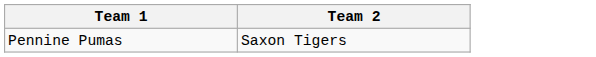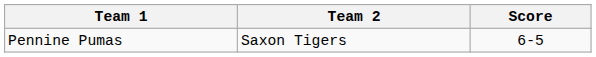+ column: (531, 17)
